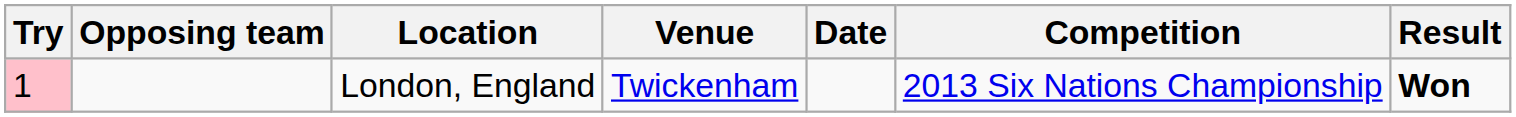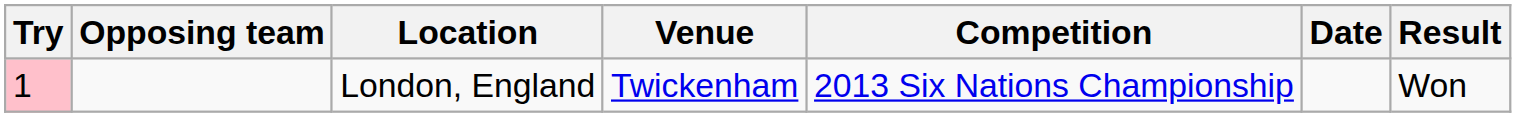columns swapped: (1143, 32) <-> (851, 32)
(1435, 85) bold -> (1433, 85) normal
